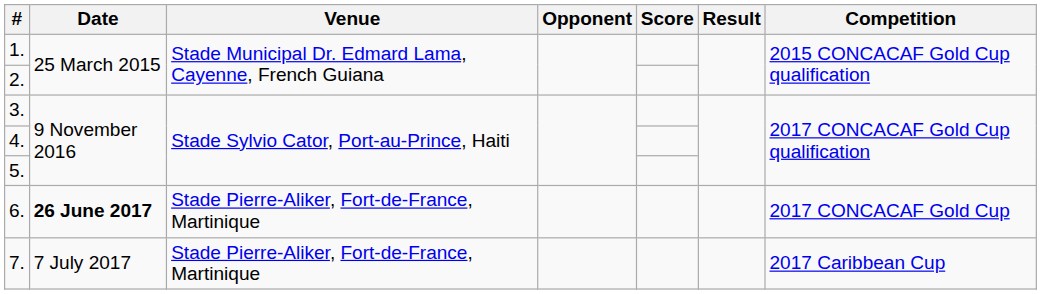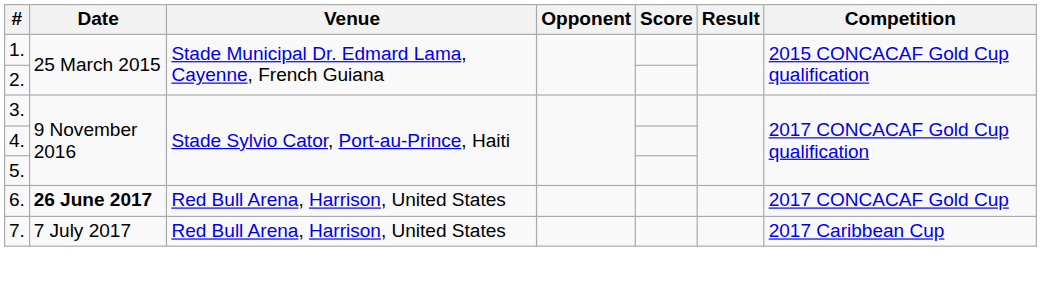(322, 211) Stade Pierre-Aliker, Fort-de-France, Martinique -> (339, 200) Red Bull Arena, Harrison, United States
(322, 263) Stade Pierre-Aliker, Fort-de-France, Martinique -> (339, 230) Red Bull Arena, Harrison, United States
